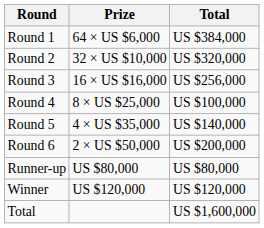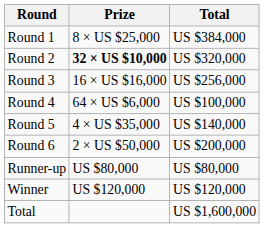(116, 37) 64 × US $6,000 -> (116, 37) 8 × US $25,000
(120, 59) normal -> (120, 59) bold
(116, 102) 8 × US $25,000 -> (116, 102) 64 × US $6,000
